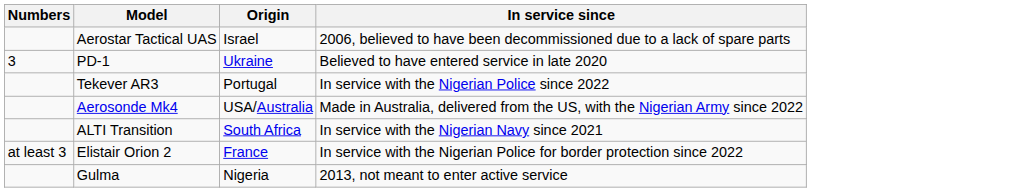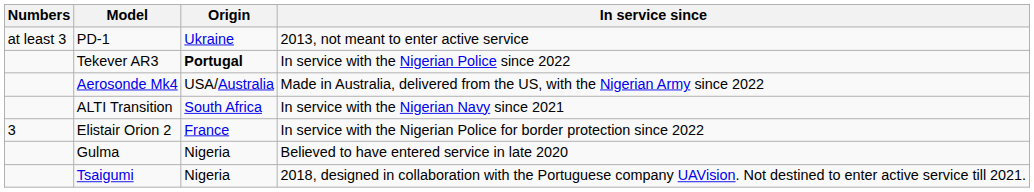- row: (147, 38)
(12, 61) 3 -> (37, 38) at least 3
(463, 61) Believed to have entered service in late 2020 -> (405, 38) 2013, not meant to enter active service
(250, 84) normal -> (214, 61) bold
(37, 152) at least 3 -> (12, 130) 3
(444, 175) 2013, not meant to enter active service -> (424, 152) Believed to have entered service in late 2020
+ row: (105, 175)
